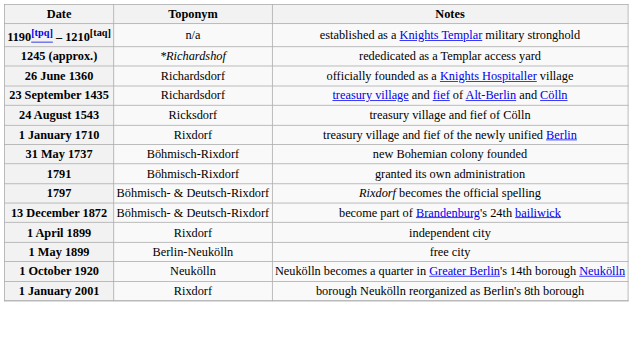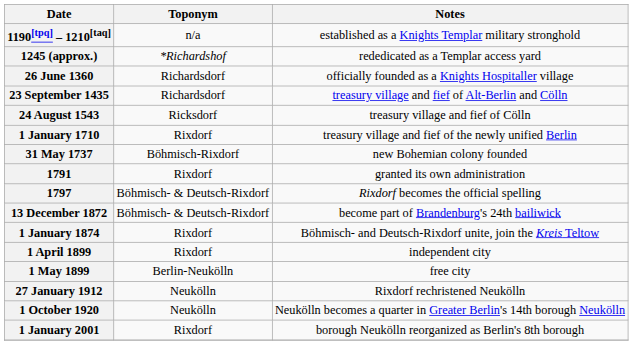(193, 173) Böhmisch-Rixdorf -> (193, 173) Rixdorf
+ row: (59, 232)
+ row: (59, 291)
